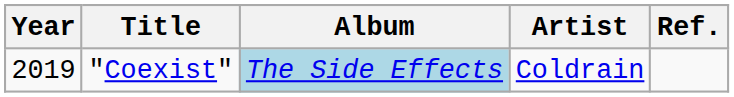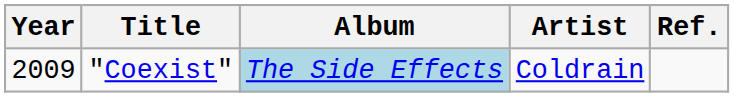(44, 70) 2019 -> (44, 70) 2009
